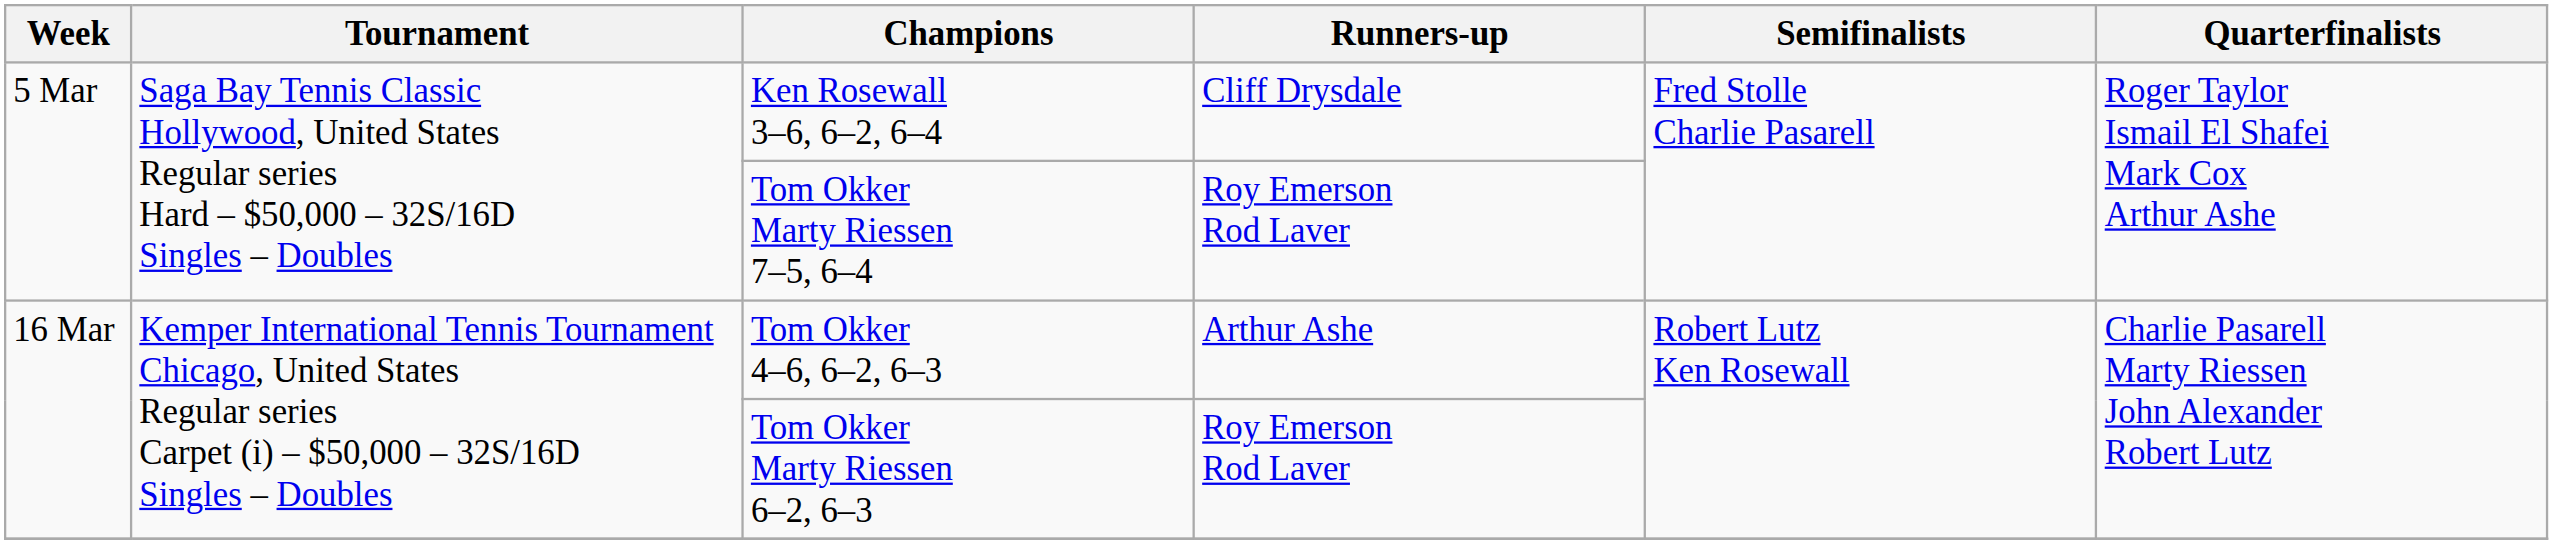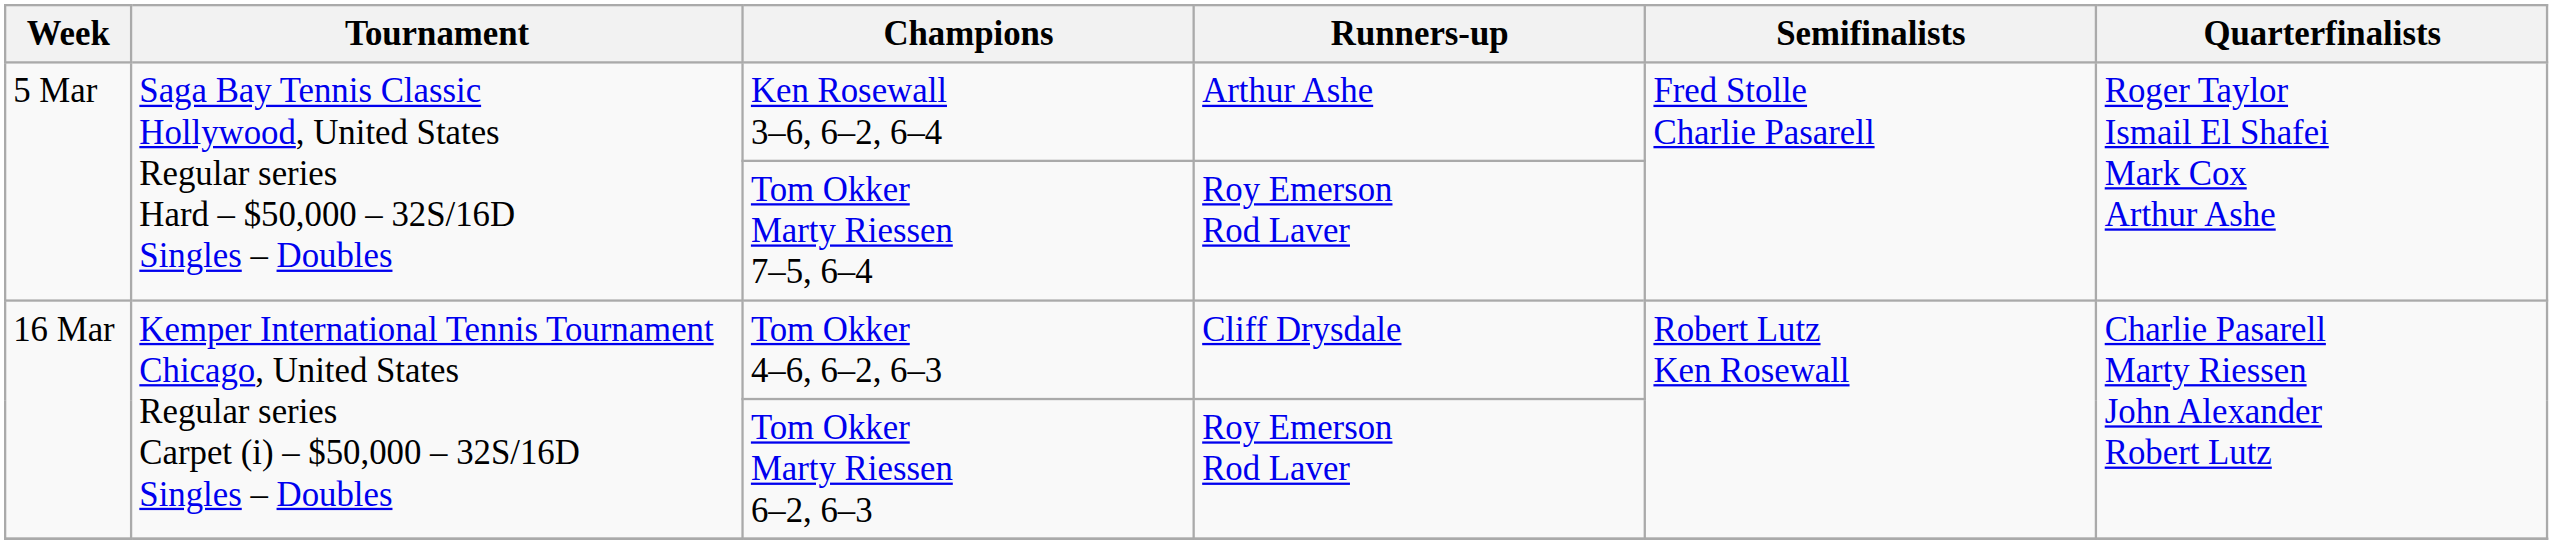(1302, 90) Cliff Drysdale -> (1288, 90) Arthur Ashe
(1288, 329) Arthur Ashe -> (1302, 329) Cliff Drysdale
